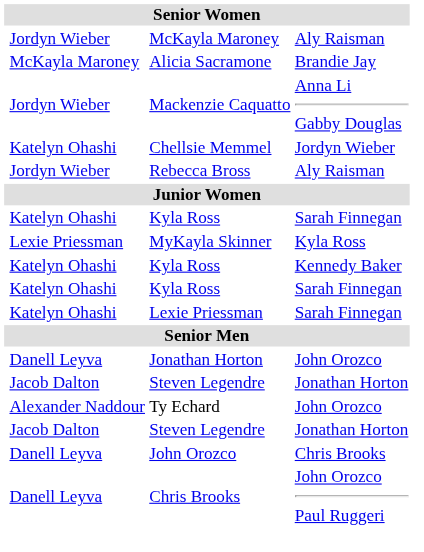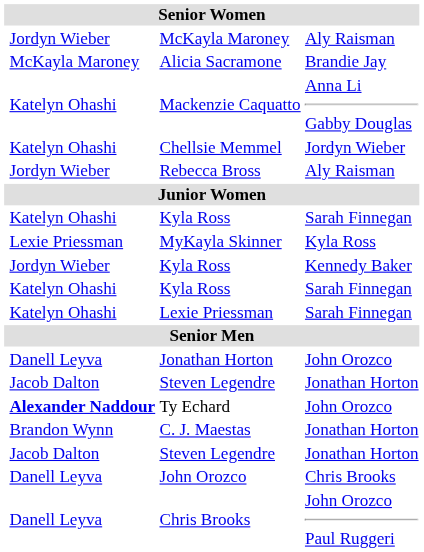(60, 104) Jordyn Wieber -> (63, 104) Katelyn Ohashi
(63, 265) Katelyn Ohashi -> (60, 265) Jordyn Wieber
(77, 406) normal -> (82, 406) bold
+ row: (205, 429)
